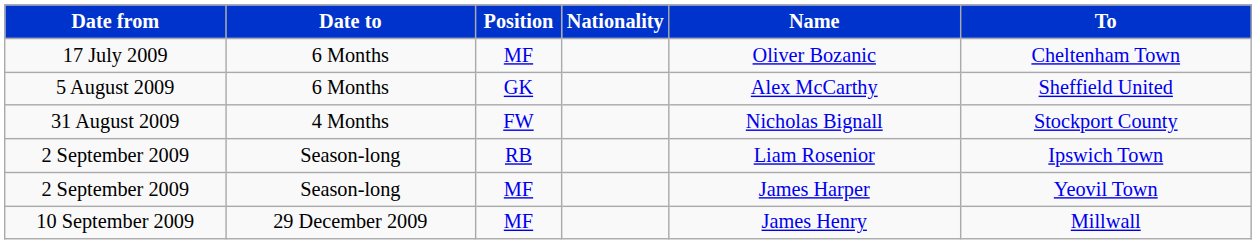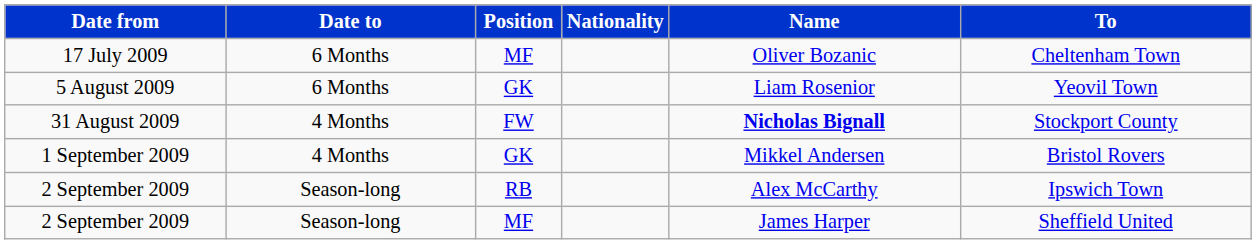(814, 88) Alex McCarthy -> (814, 88) Liam Rosenior
(1106, 88) Sheffield United -> (1106, 88) Yeovil Town
(814, 122) normal -> (814, 122) bold
+ row: (115, 155)
(814, 155) Liam Rosenior -> (814, 189) Alex McCarthy
(1106, 189) Yeovil Town -> (1106, 222) Sheffield United
- row: (115, 222)
